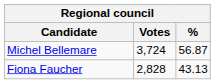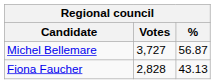(151, 50) 3,724 -> (151, 50) 3,727
